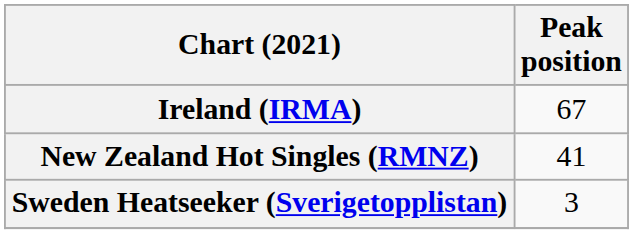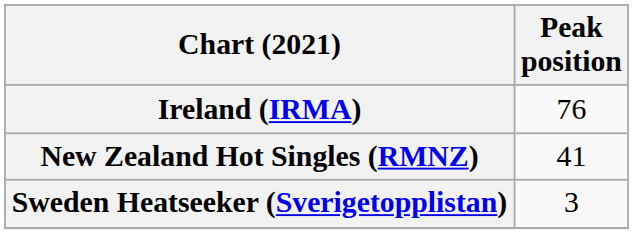(571, 108) 67 -> (571, 108) 76
